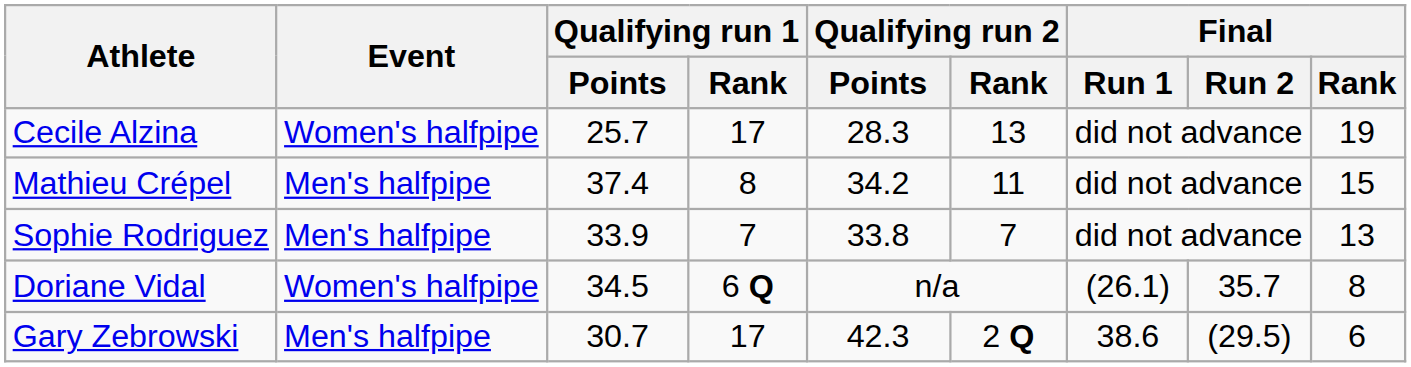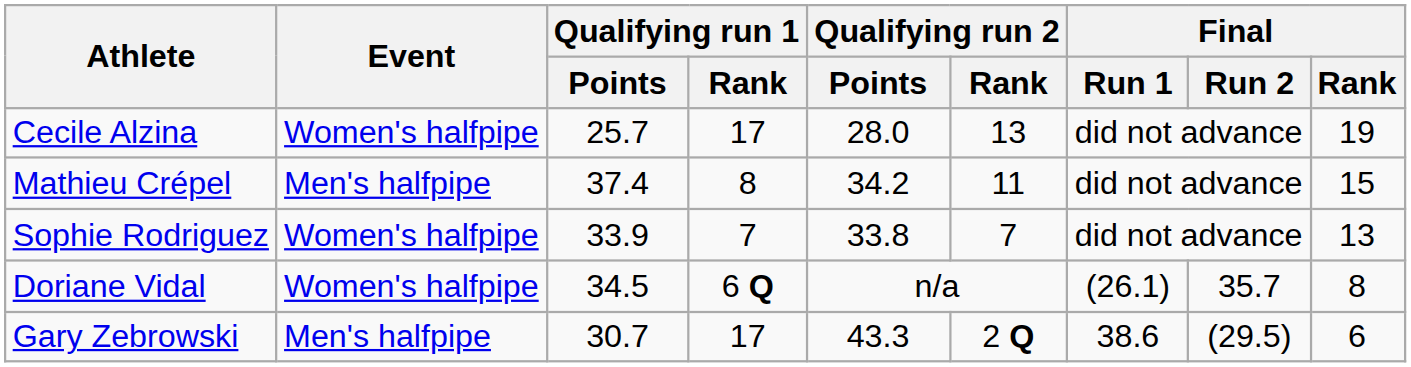(878, 133) 28.3 -> (878, 133) 28.0
(388, 235) Men's halfpipe -> (411, 235) Women's halfpipe
(878, 337) 42.3 -> (878, 337) 43.3
